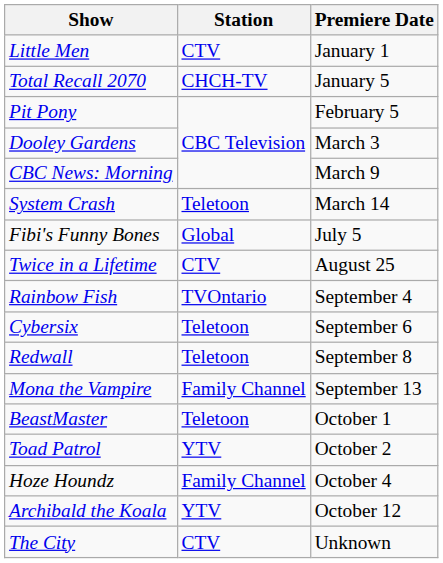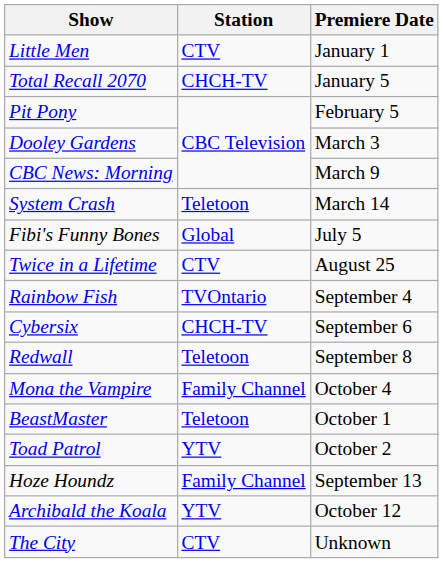(215, 326) Teletoon -> (225, 326) CHCH-TV
(368, 388) September 13 -> (353, 388) October 4
(353, 480) October 4 -> (368, 480) September 13
